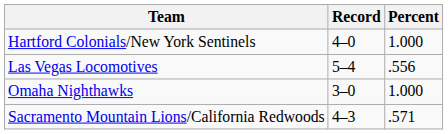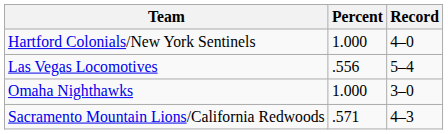columns swapped: (356, 16) <-> (413, 16)
